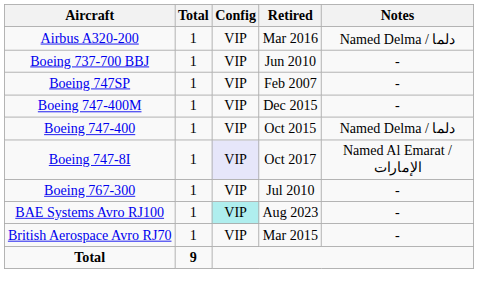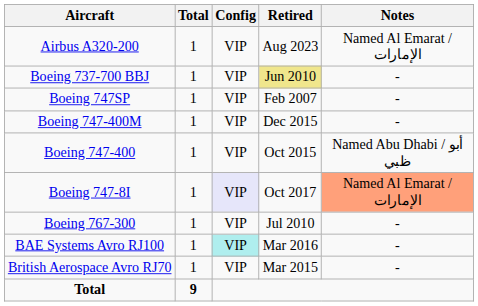(290, 38) Mar 2016 -> (290, 46) Aug 2023
(397, 38) Named Delma / دلما -> (397, 46) Named Al Emarat / الإمارات
(290, 61) no background -> (290, 77) khaki background
(397, 129) Named Delma / دلما -> (397, 153) Named Abu Dhabi / أبو ظبي
(397, 159) no background -> (397, 192) lightsalmon background
(290, 212) Aug 2023 -> (290, 245) Mar 2016
